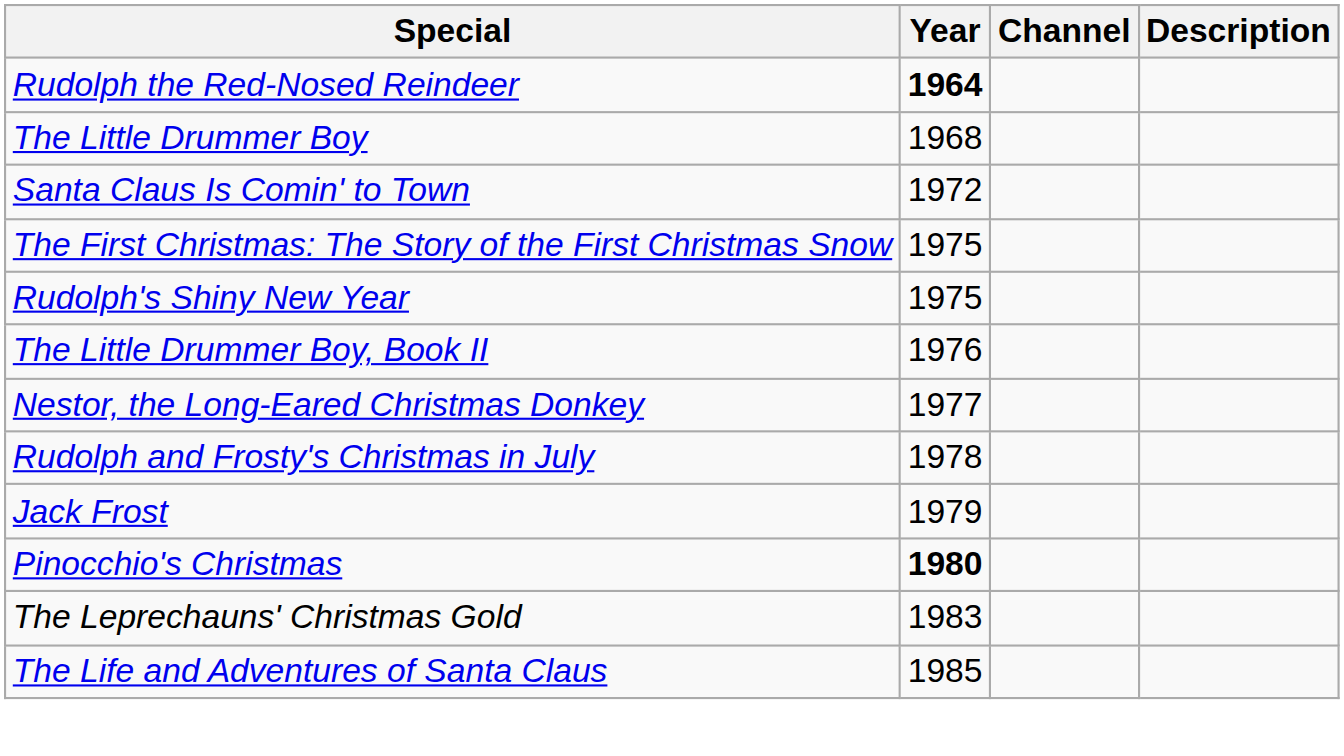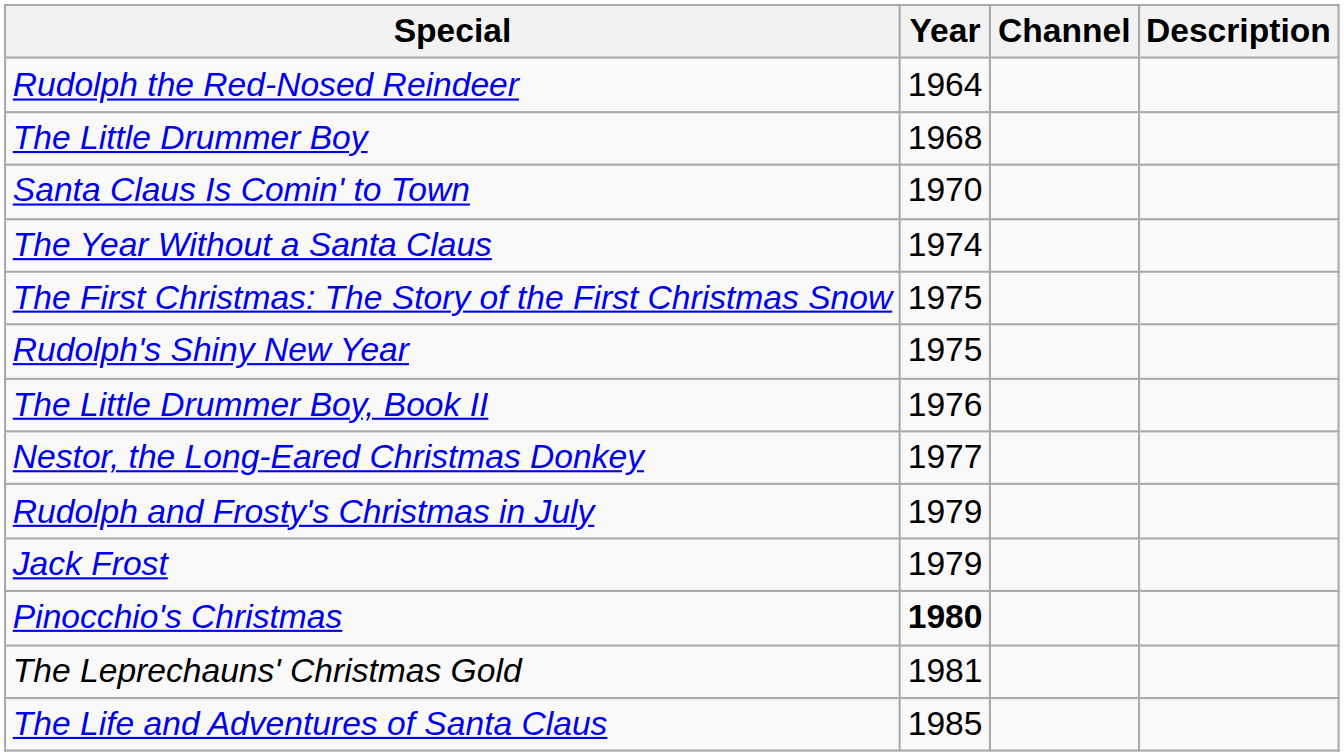(945, 84) bold -> (945, 84) normal
(945, 191) 1972 -> (945, 191) 1970
+ row: (252, 244)
(945, 457) 1978 -> (945, 510) 1979
(945, 617) 1983 -> (945, 670) 1981
